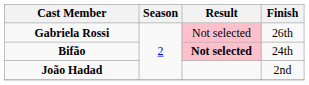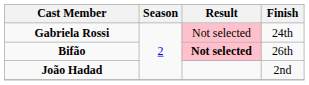(282, 32) 26th -> (282, 32) 24th
(282, 51) 24th -> (282, 51) 26th
